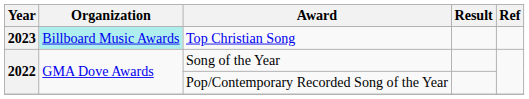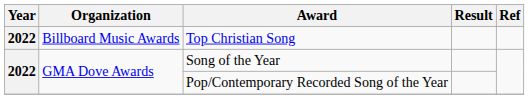(22, 37) 2023 -> (22, 37) 2022
(111, 37) paleturquoise background -> (111, 37) no background
